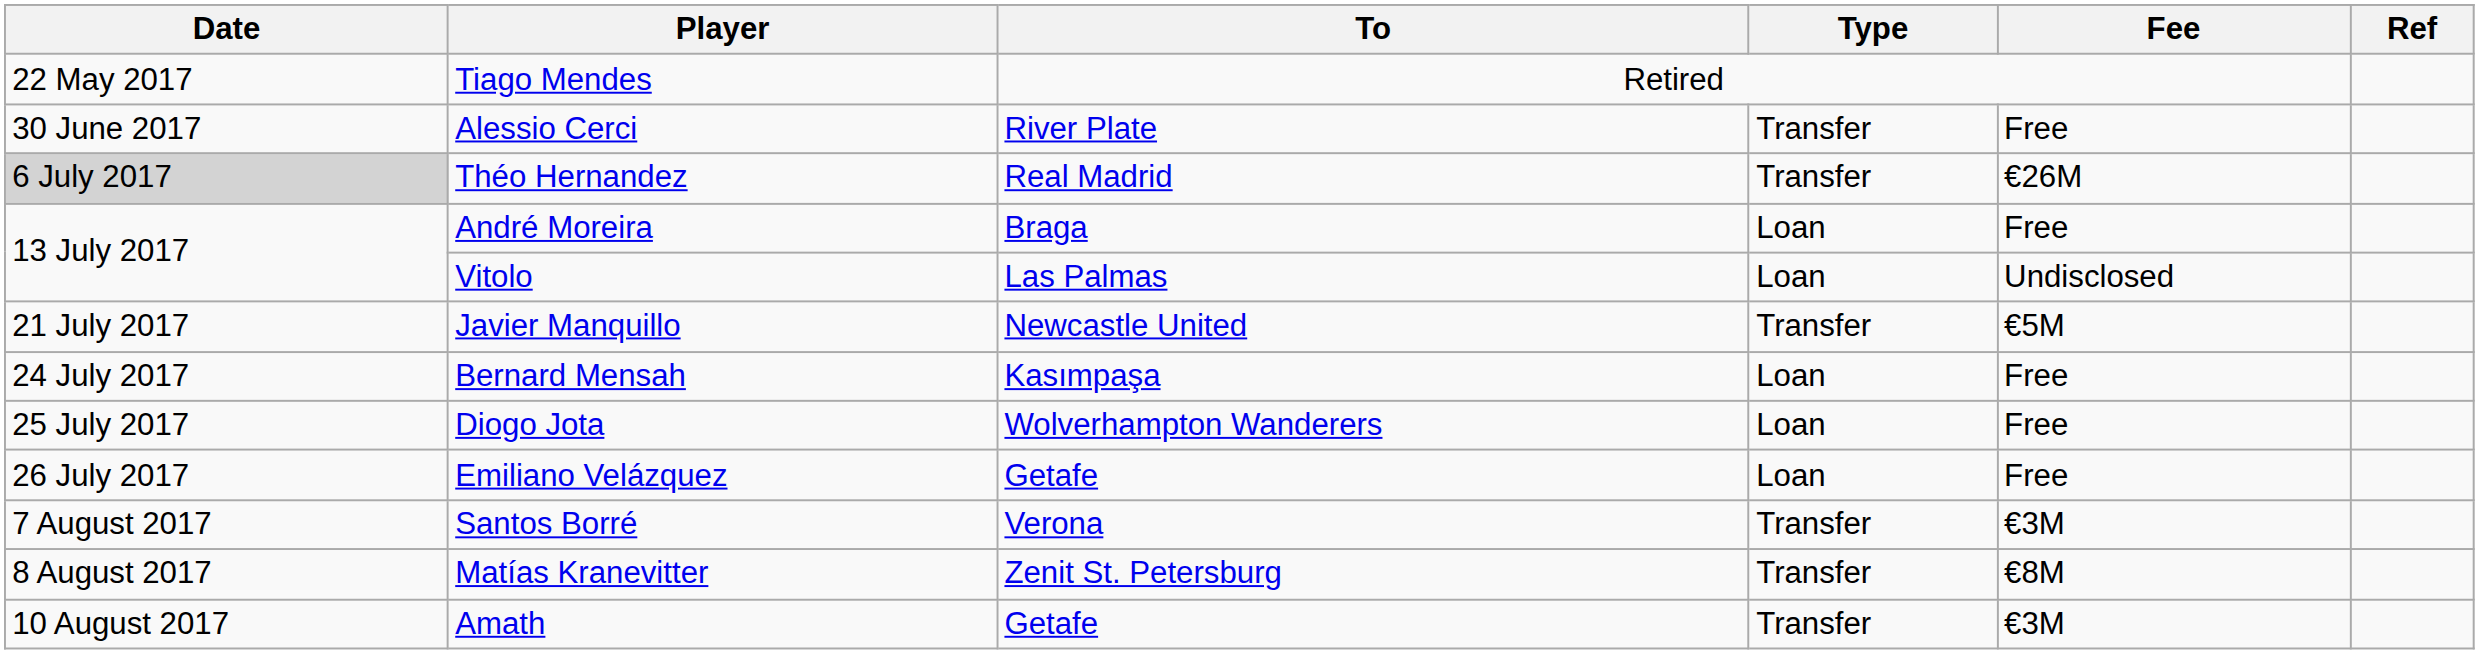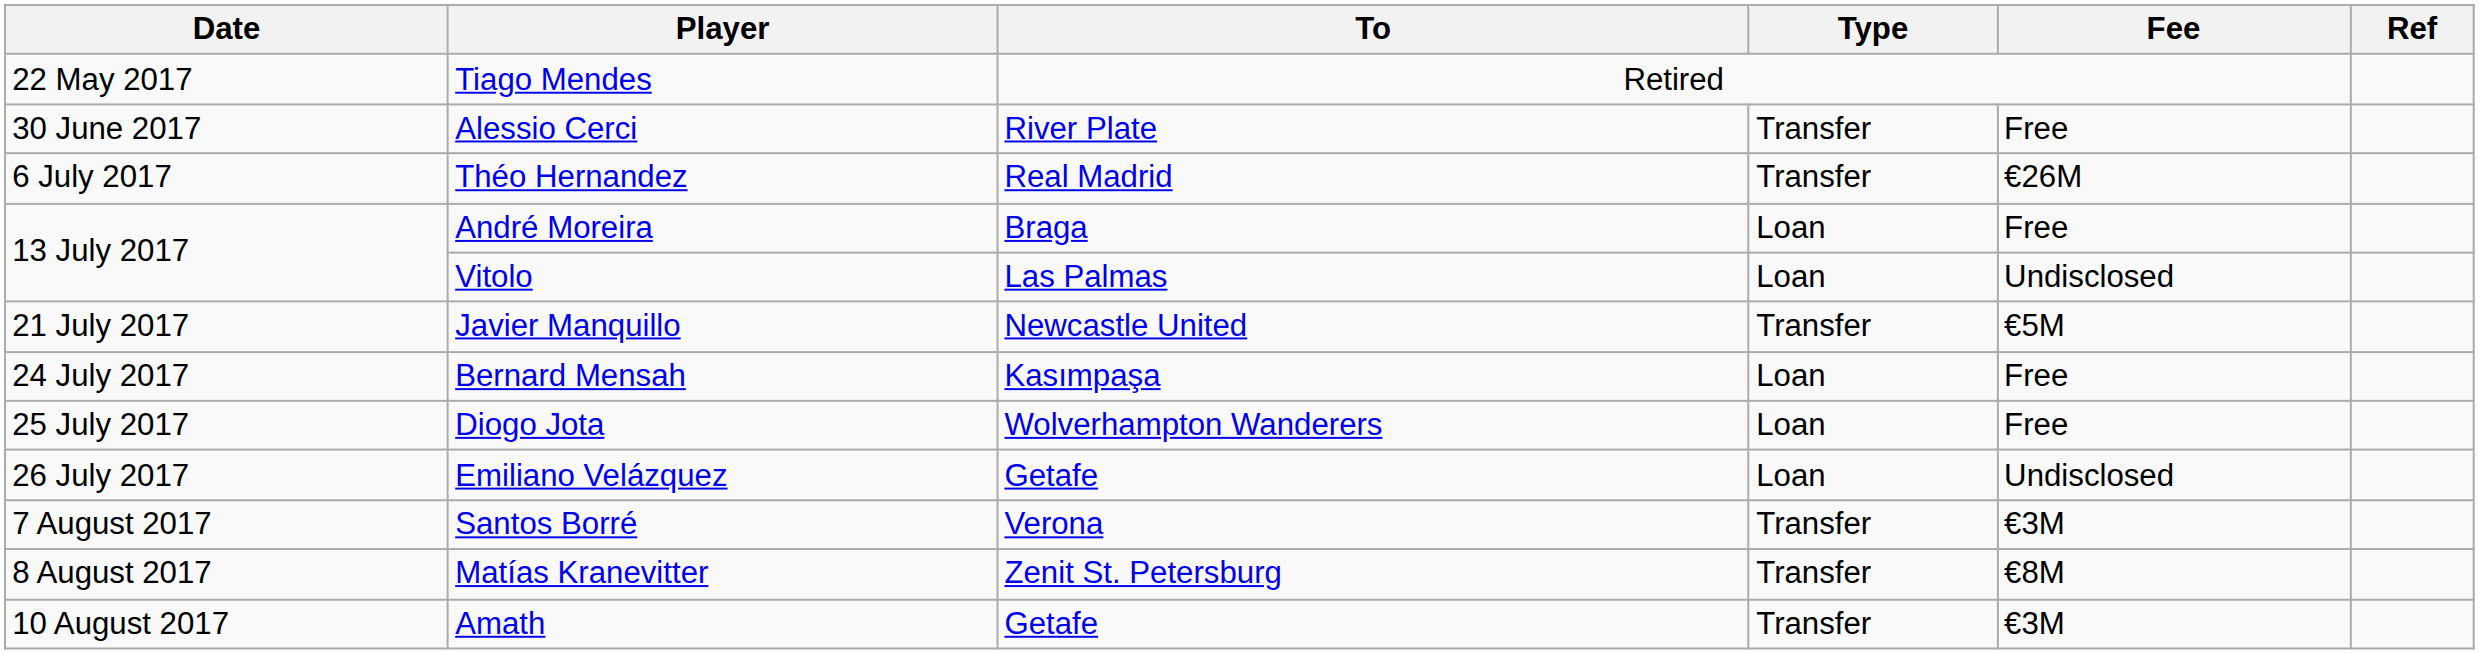(92, 177) lightgrey background -> (92, 177) no background
(2036, 474) Free -> (2089, 474) Undisclosed
